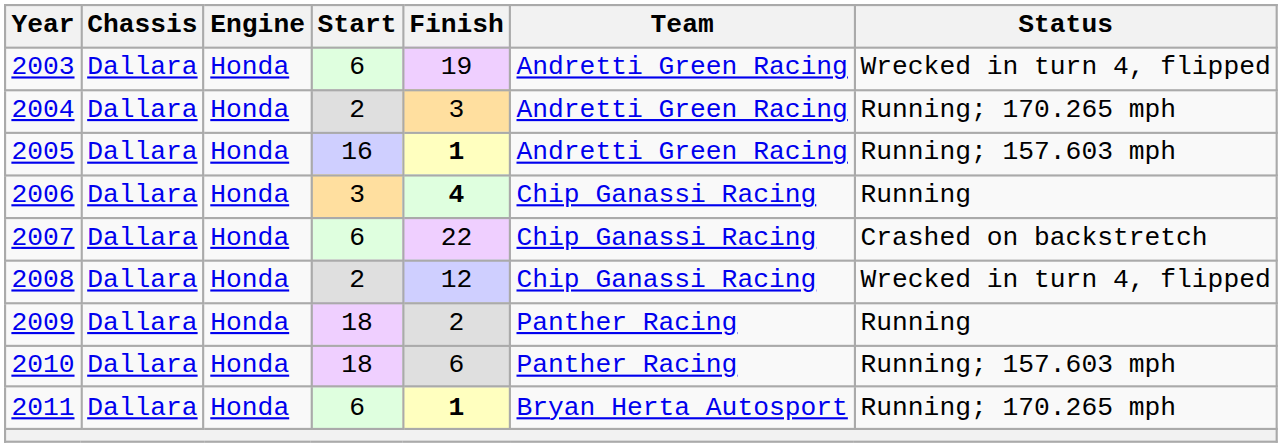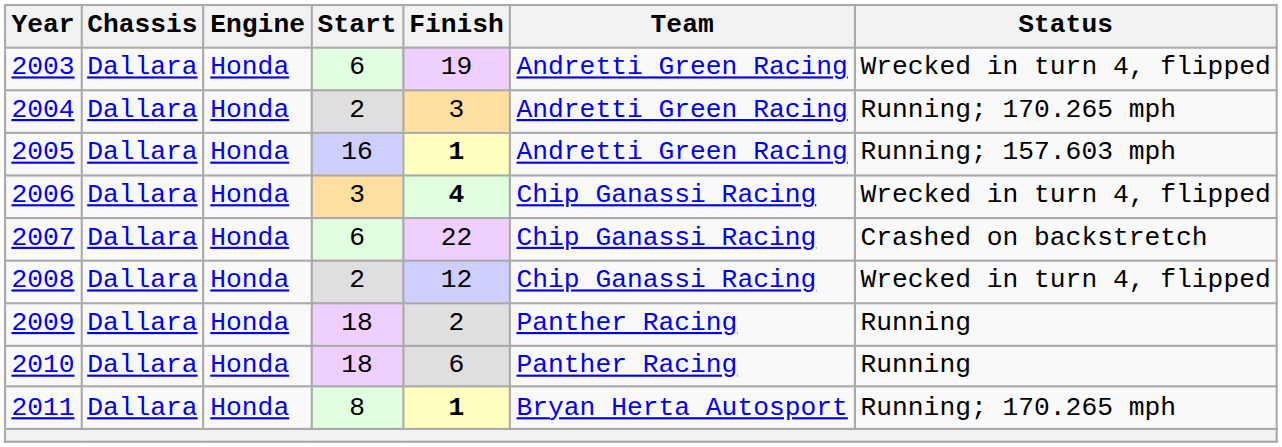(916, 197) Running -> (1066, 197) Wrecked in turn 4, flipped
(1018, 366) Running; 157.603 mph -> (916, 366) Running
(357, 409) 6 -> (357, 409) 8
